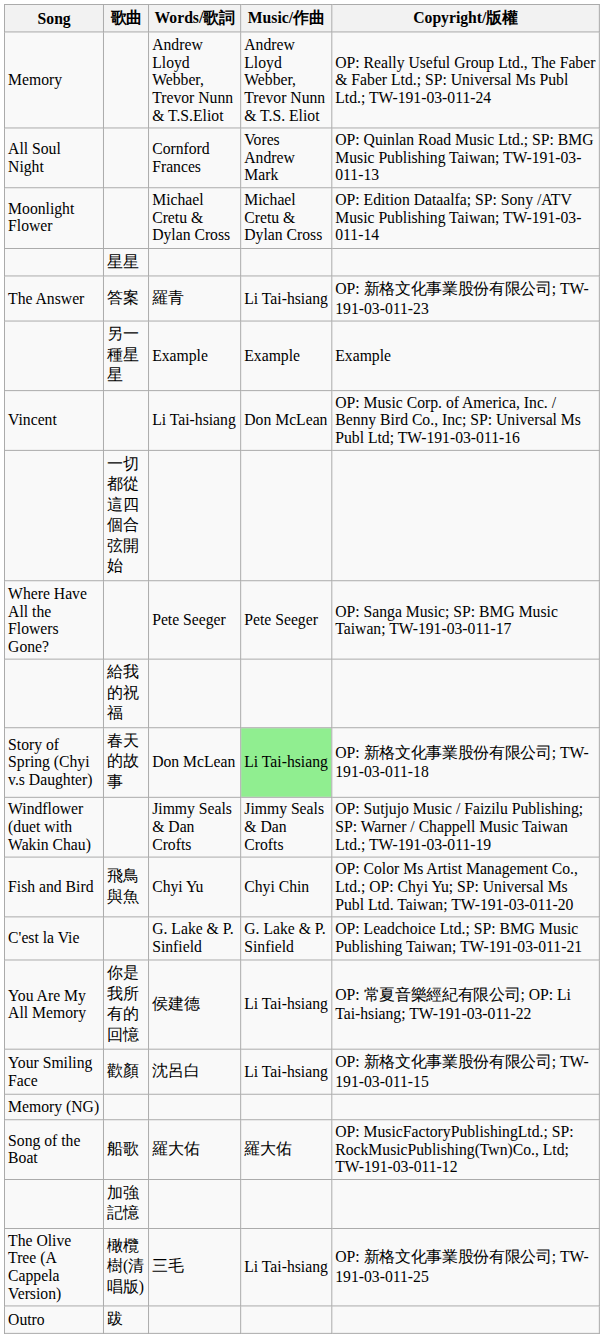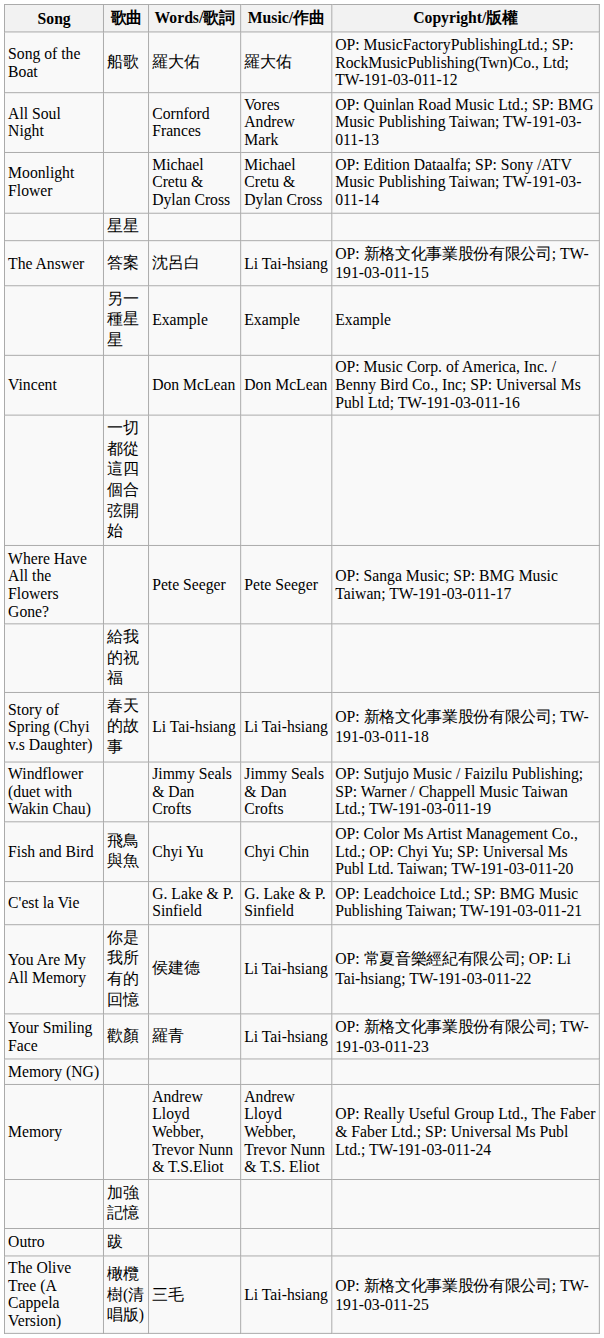rows swapped: (44, 1149) <-> (35, 80)
(168, 298) 羅青 -> (176, 262) 沈呂白
(462, 299) OP: 新格文化事業股份有限公司; TW-191-03-011-23 -> (462, 263) OP: 新格文化事業股份有限公司; TW-191-03-011-15
(194, 420) Li Tai-hsiang -> (194, 385) Don McLean
(194, 762) Don McLean -> (194, 727) Li Tai-hsiang
(286, 762) lightgreen background -> (286, 727) no background
(176, 1071) 沈呂白 -> (168, 1036) 羅青
(462, 1072) OP: 新格文化事業股份有限公司; TW-191-03-011-15 -> (462, 1037) OP: 新格文化事業股份有限公司; TW-191-03-011-23
rows swapped: (40, 1266) <-> (26, 1319)
